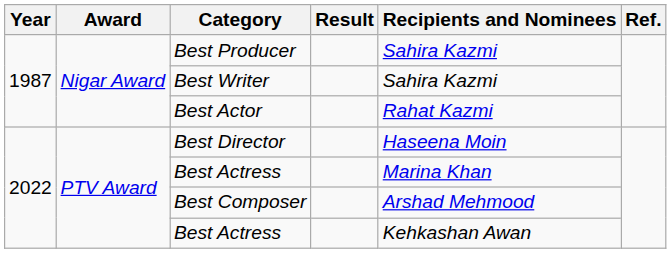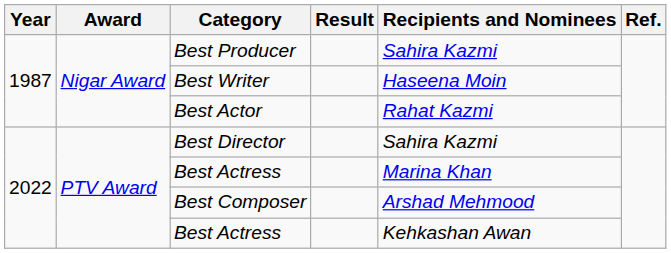(440, 80) Sahira Kazmi -> (445, 80) Haseena Moin
(445, 141) Haseena Moin -> (440, 141) Sahira Kazmi
